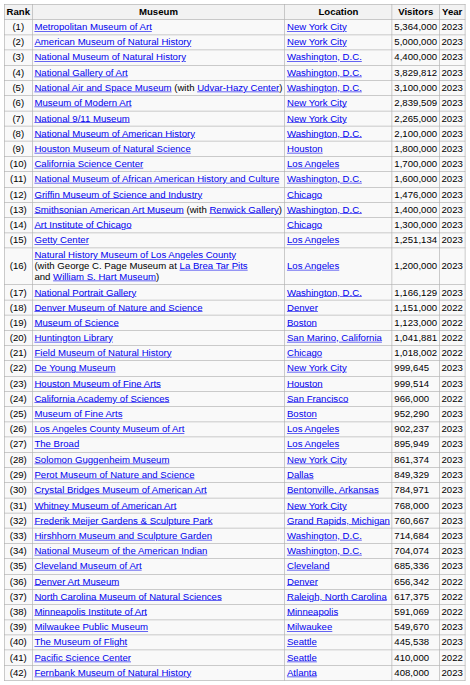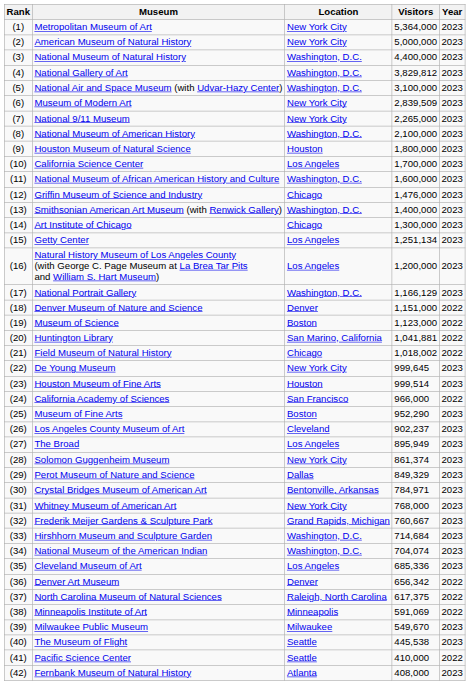(313, 429) Los Angeles -> (308, 429) Cleveland
(308, 566) Cleveland -> (313, 566) Los Angeles
